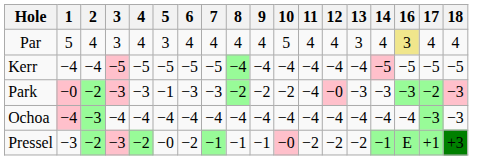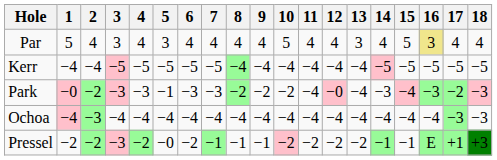+ column: (407, 17)
(359, 92) −3 -> (359, 92) −4
(69, 142) −3 -> (69, 142) −2
(286, 142) −0 -> (286, 142) −2
